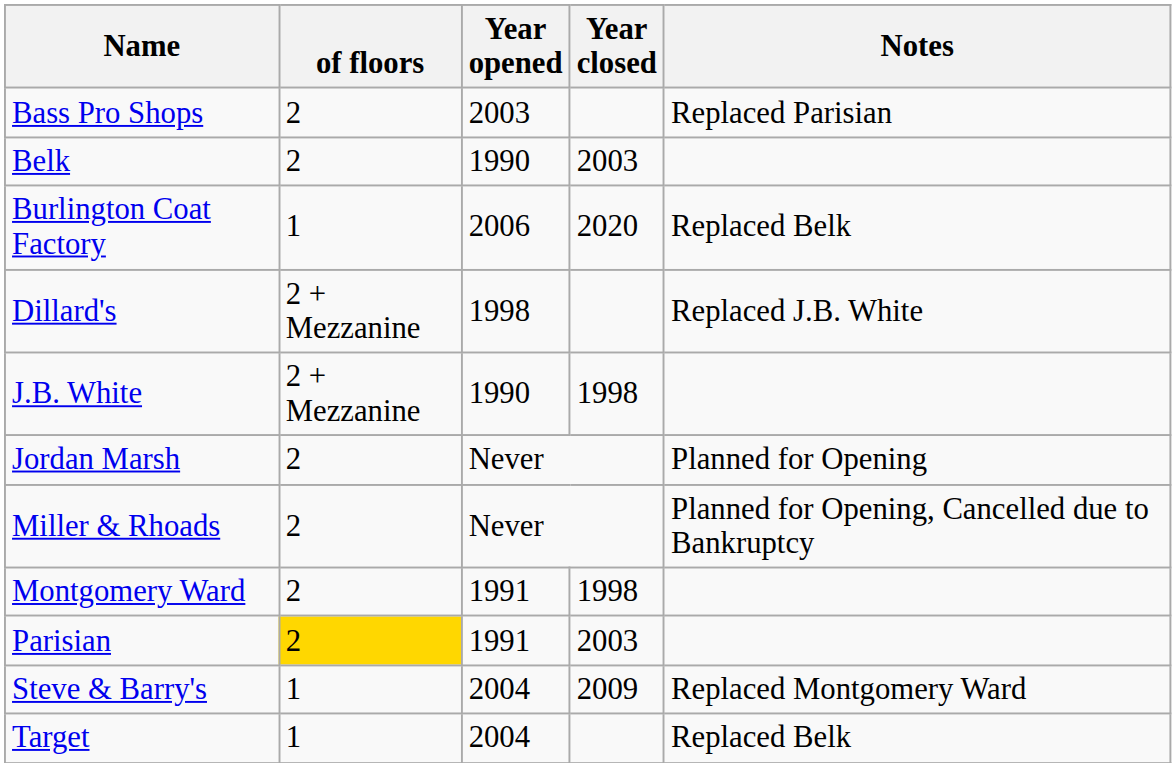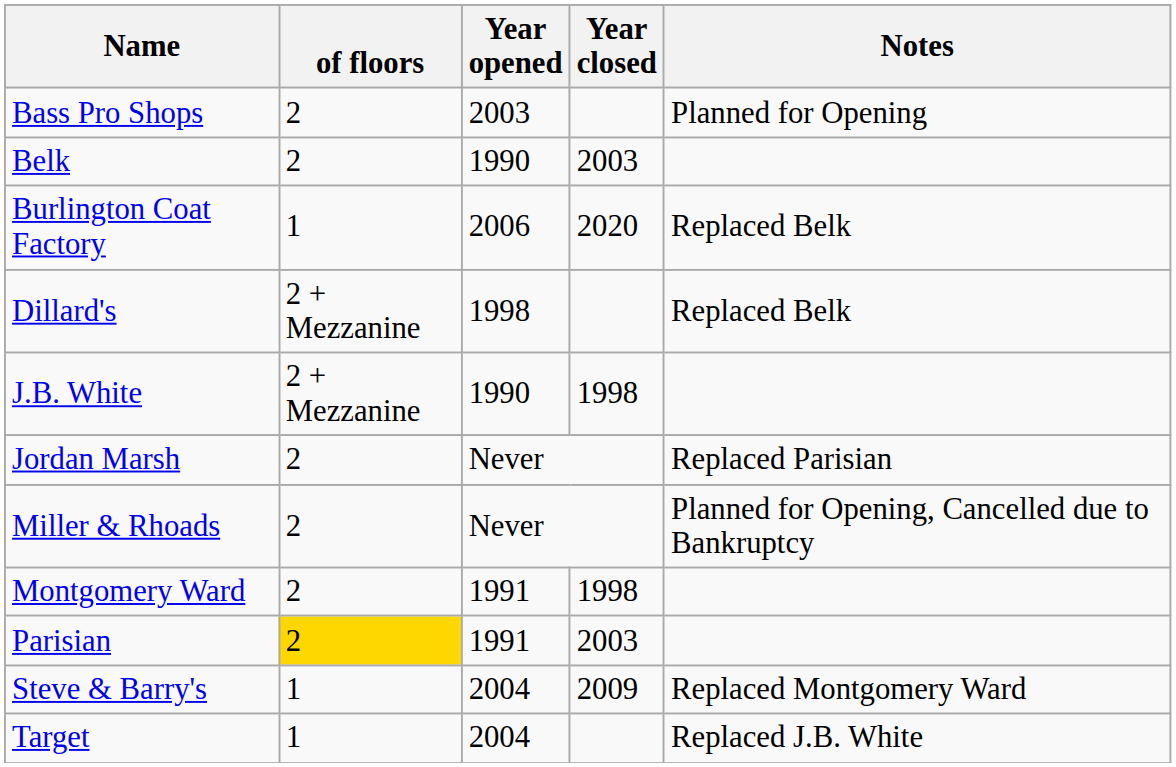(782, 112) Replaced Parisian -> (799, 112) Planned for Opening
(797, 310) Replaced J.B. White -> (761, 310) Replaced Belk
(799, 459) Planned for Opening -> (782, 459) Replaced Parisian
(761, 737) Replaced Belk -> (797, 737) Replaced J.B. White
